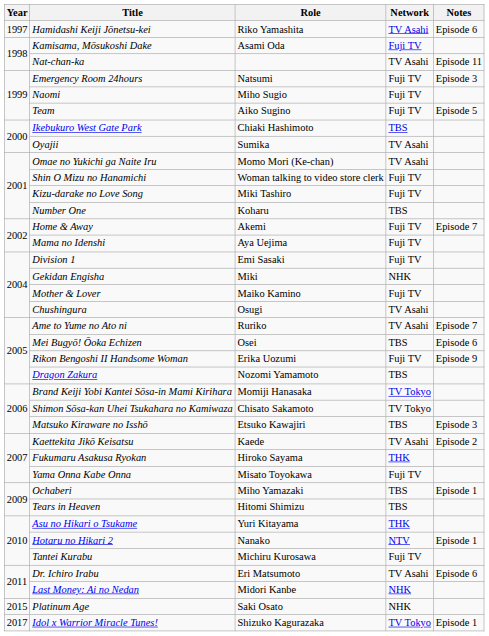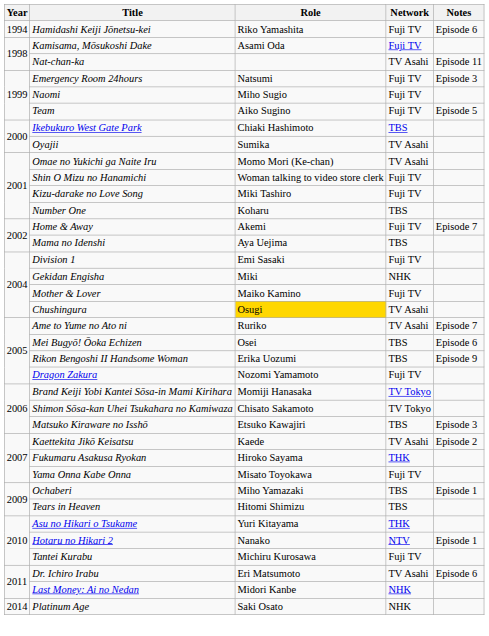(17, 29) 1997 -> (17, 29) 1994
(408, 29) TV Asahi -> (405, 29) Fuji TV
(405, 243) Fuji TV -> (398, 243) TBS
(250, 309) no background -> (250, 309) gold background
(405, 359) Fuji TV -> (398, 359) TBS
(398, 375) TBS -> (405, 375) Fuji TV
(17, 606) 2015 -> (17, 606) 2014
- row: (95, 623)
